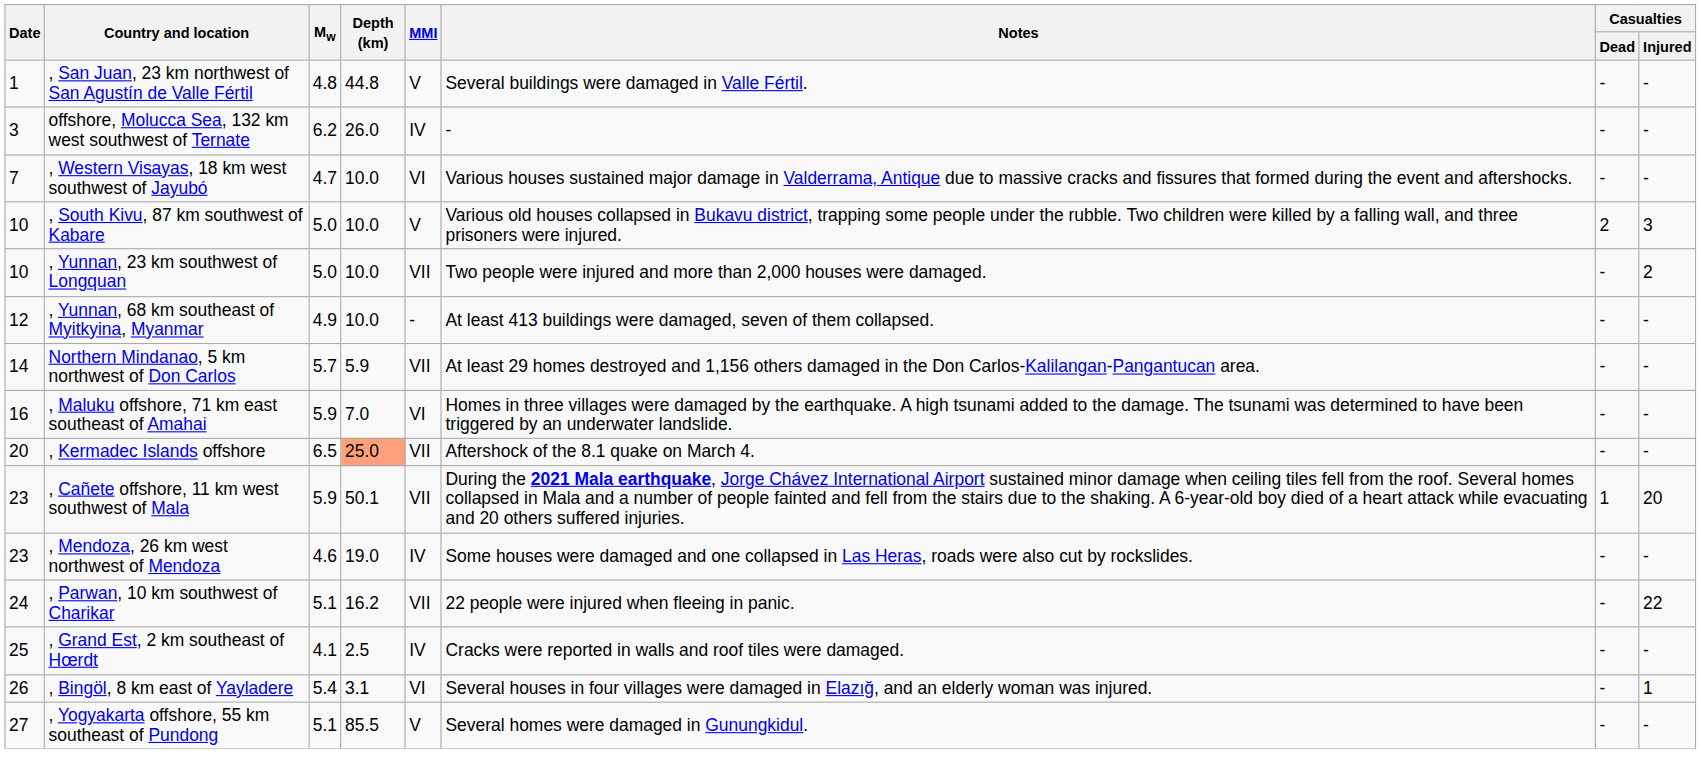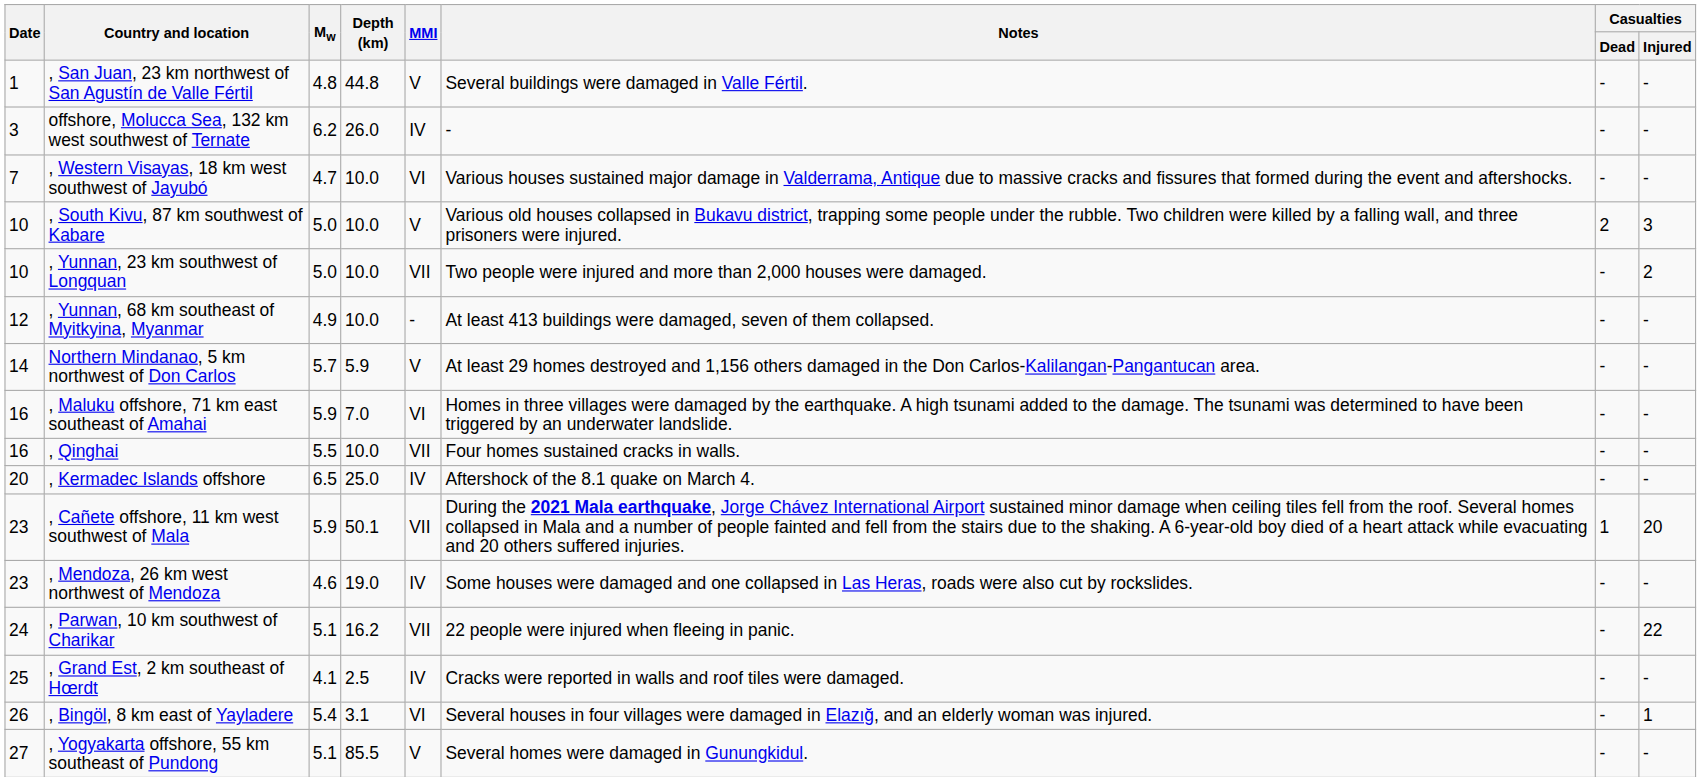(420, 367) VII -> (415, 367) V
+ row: (83, 451)
(362, 451) lightsalmon background -> (362, 479) no background
(420, 451) VII -> (417, 479) IV
